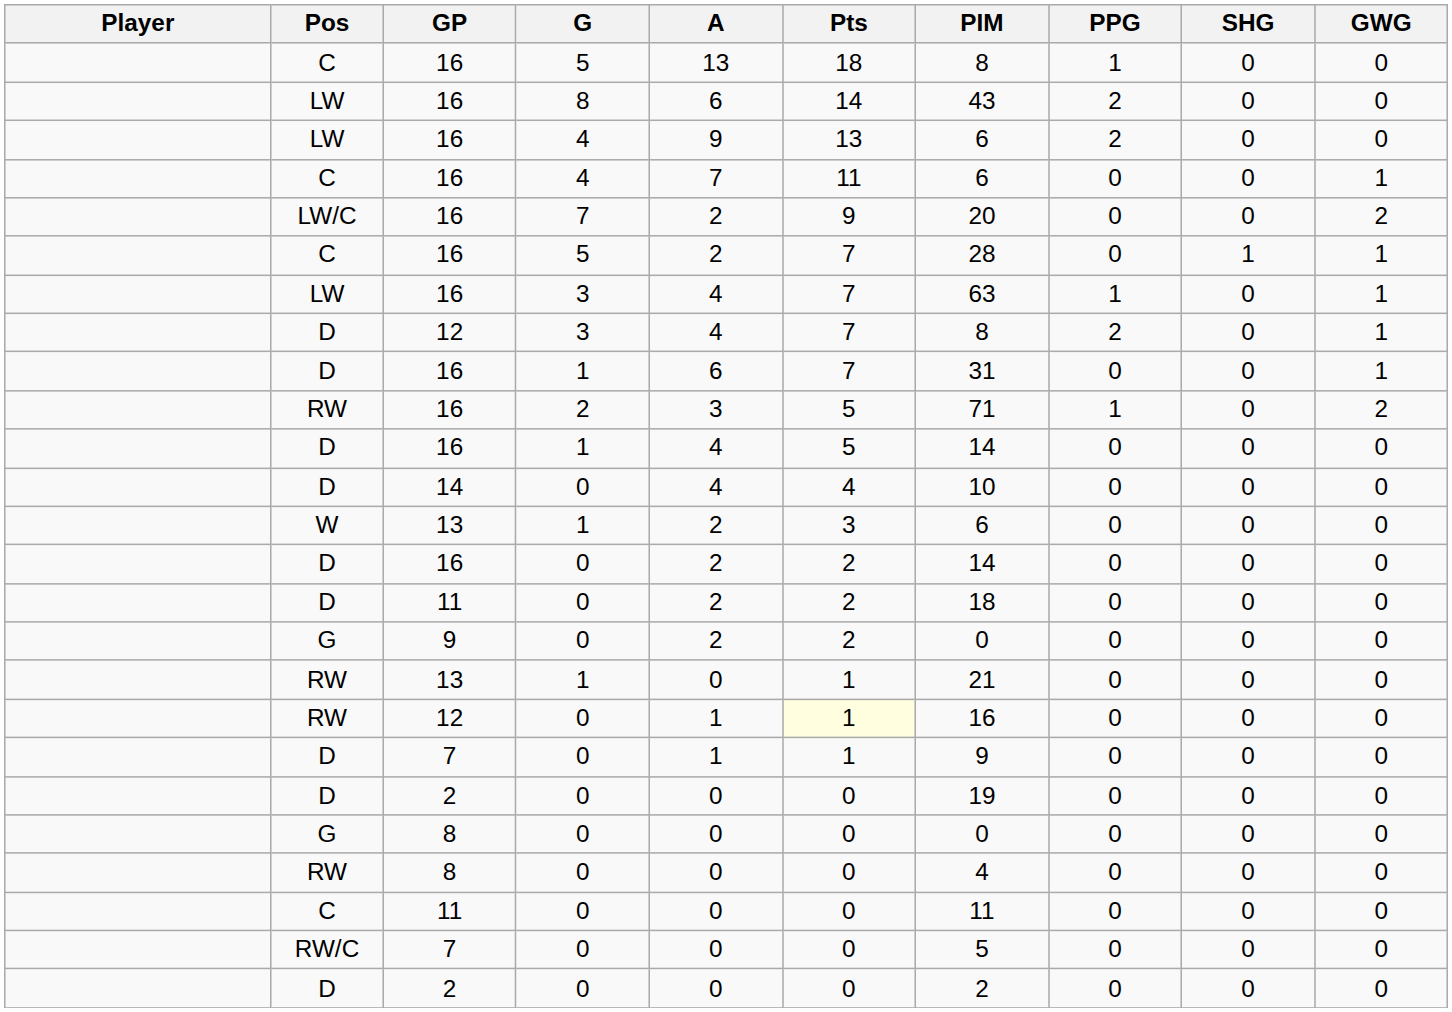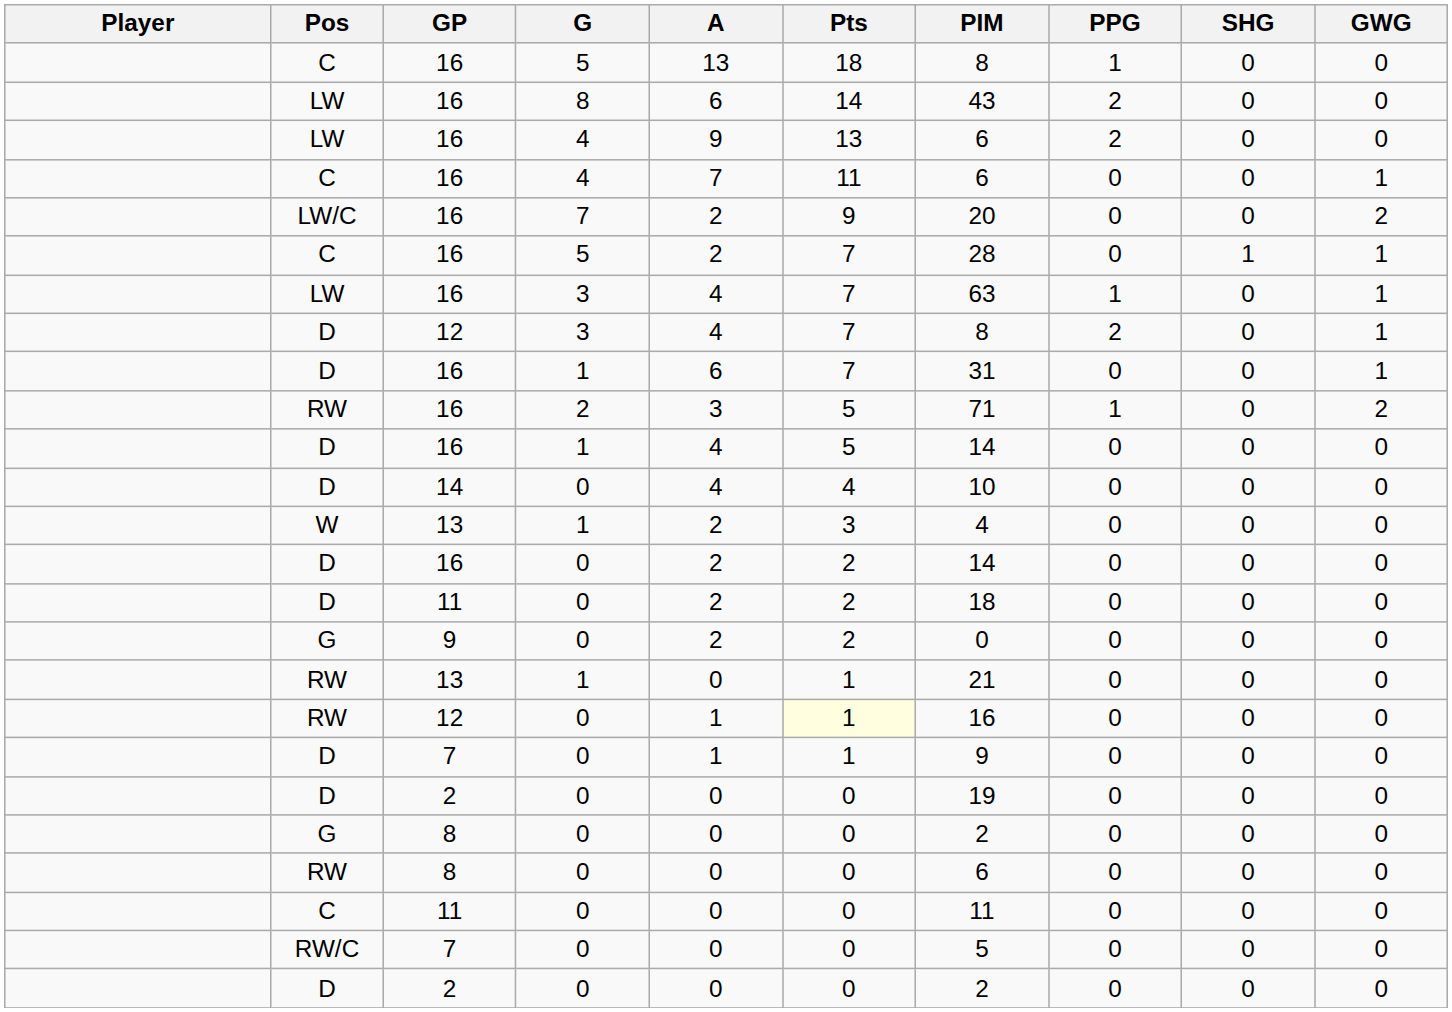(982, 525) 6 -> (982, 525) 4
(982, 833) 0 -> (982, 833) 2
(982, 872) 4 -> (982, 872) 6
